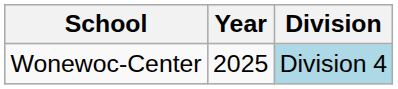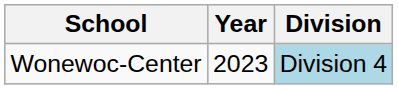(241, 63) 2025 -> (241, 63) 2023
